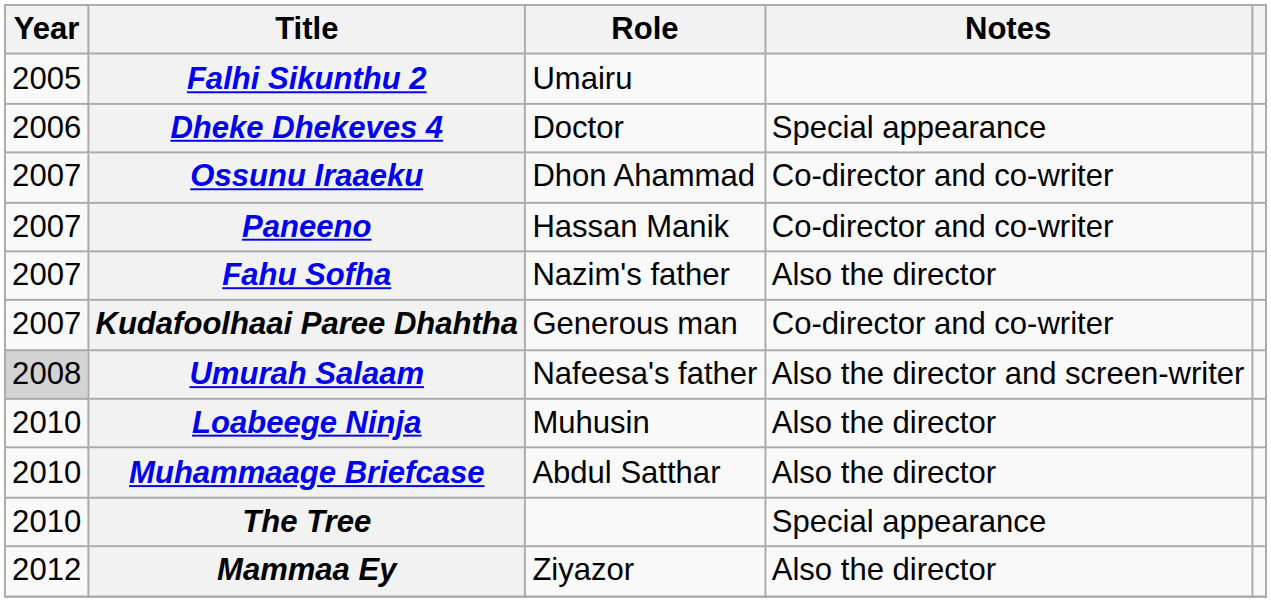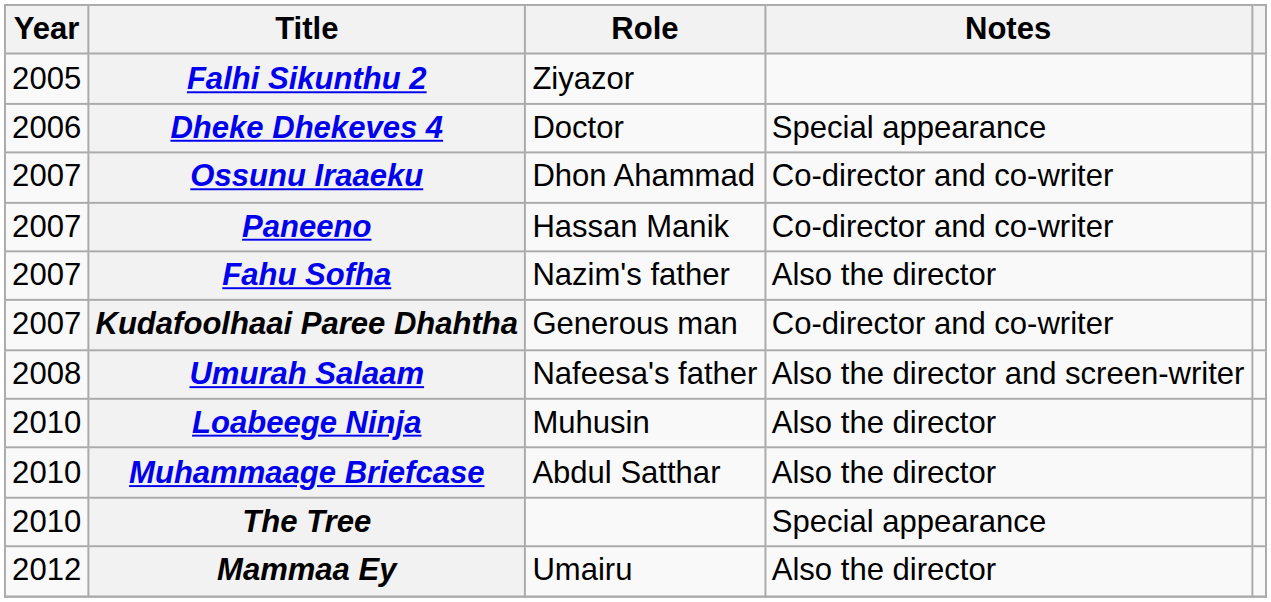(582, 78) Umairu -> (583, 78) Ziyazor
(47, 373) lightgrey background -> (47, 373) no background
(583, 570) Ziyazor -> (582, 570) Umairu
